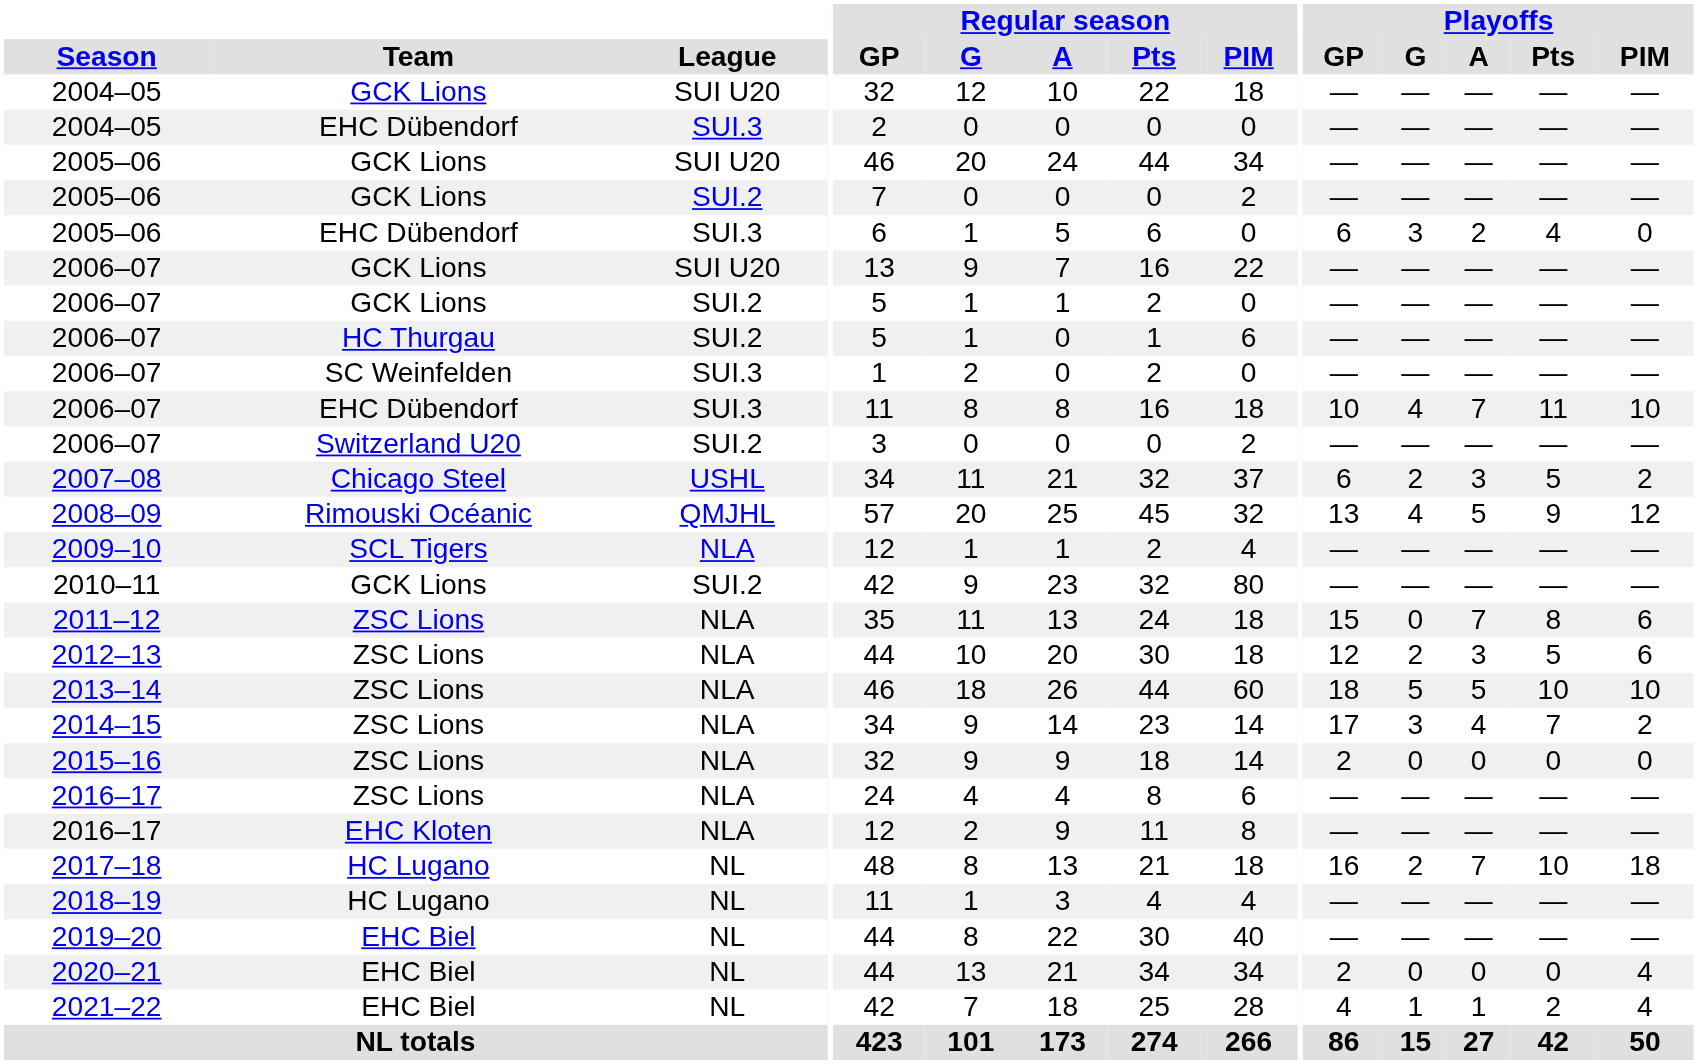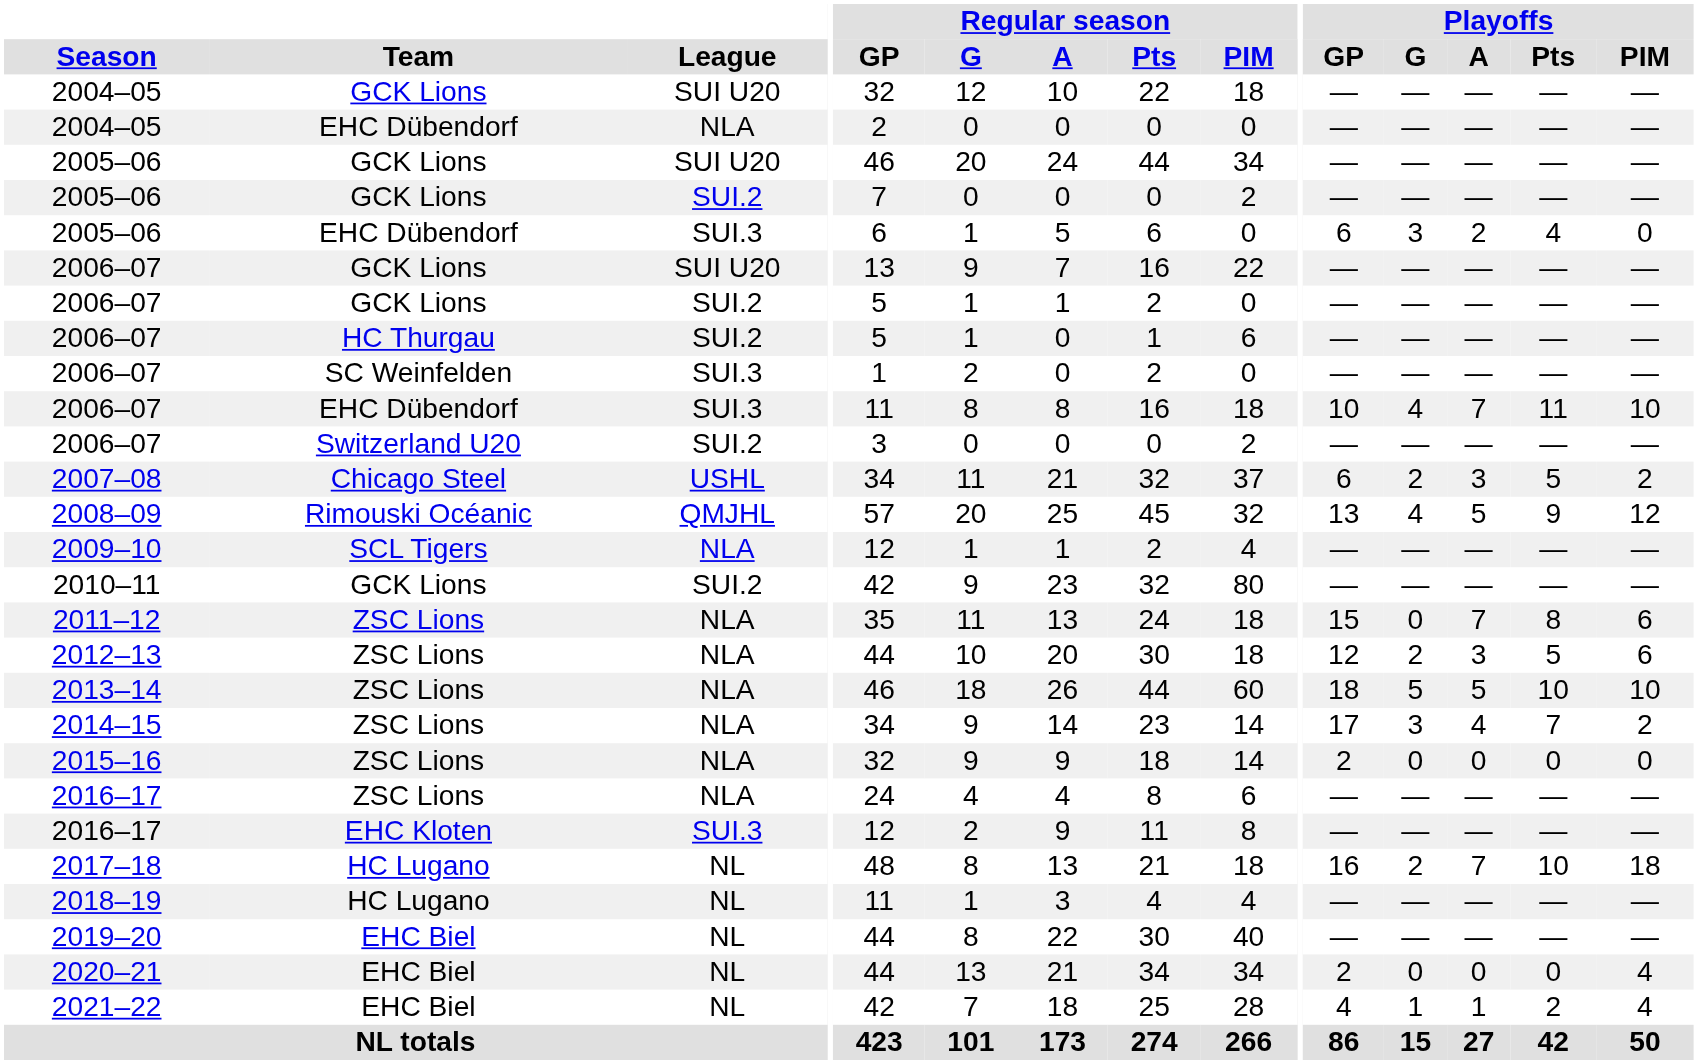(727, 126) SUI.3 -> (727, 126) NLA
(727, 830) NLA -> (727, 830) SUI.3
